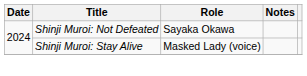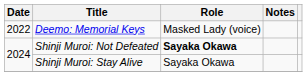+ row: (90, 29)
(199, 29) normal -> (200, 46) bold
(212, 46) Masked Lady (voice) -> (199, 63) Sayaka Okawa
